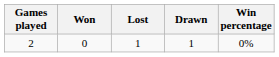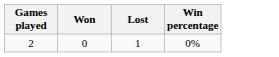- column: (191, 19)
